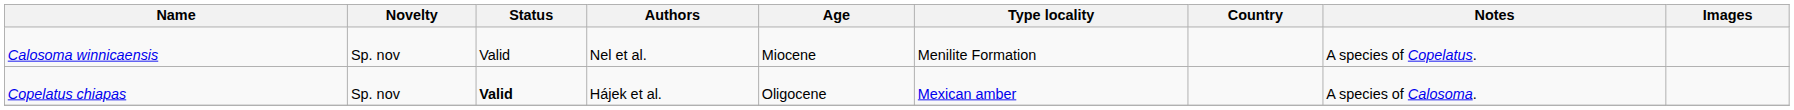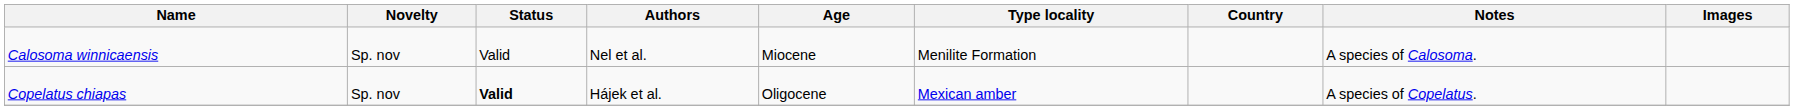(1401, 54) A species of Copelatus. -> (1401, 54) A species of Calosoma.
(1401, 93) A species of Calosoma. -> (1401, 93) A species of Copelatus.
